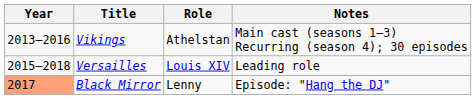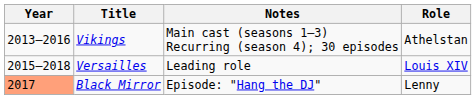columns swapped: (198, 14) <-> (352, 14)
